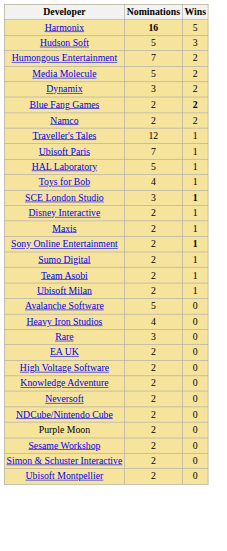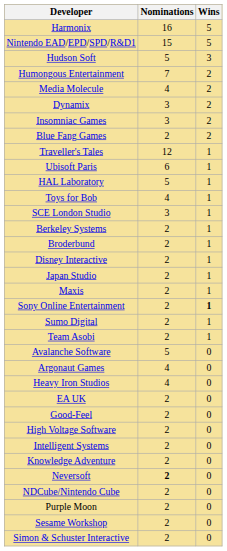(153, 27) bold -> (167, 27) normal
+ row: (71, 43)
(153, 74) 5 -> (167, 89) 4
+ row: (71, 120)
(195, 105) bold -> (209, 136) normal
- row: (64, 120)
(153, 151) 7 -> (167, 167) 6
(195, 197) bold -> (209, 213) normal
+ row: (71, 228)
+ row: (71, 244)
+ row: (71, 275)
- row: (64, 290)
+ row: (71, 368)
- row: (64, 337)
+ row: (71, 414)
+ row: (71, 445)
(153, 399) normal -> (167, 476) bold
- row: (64, 476)
